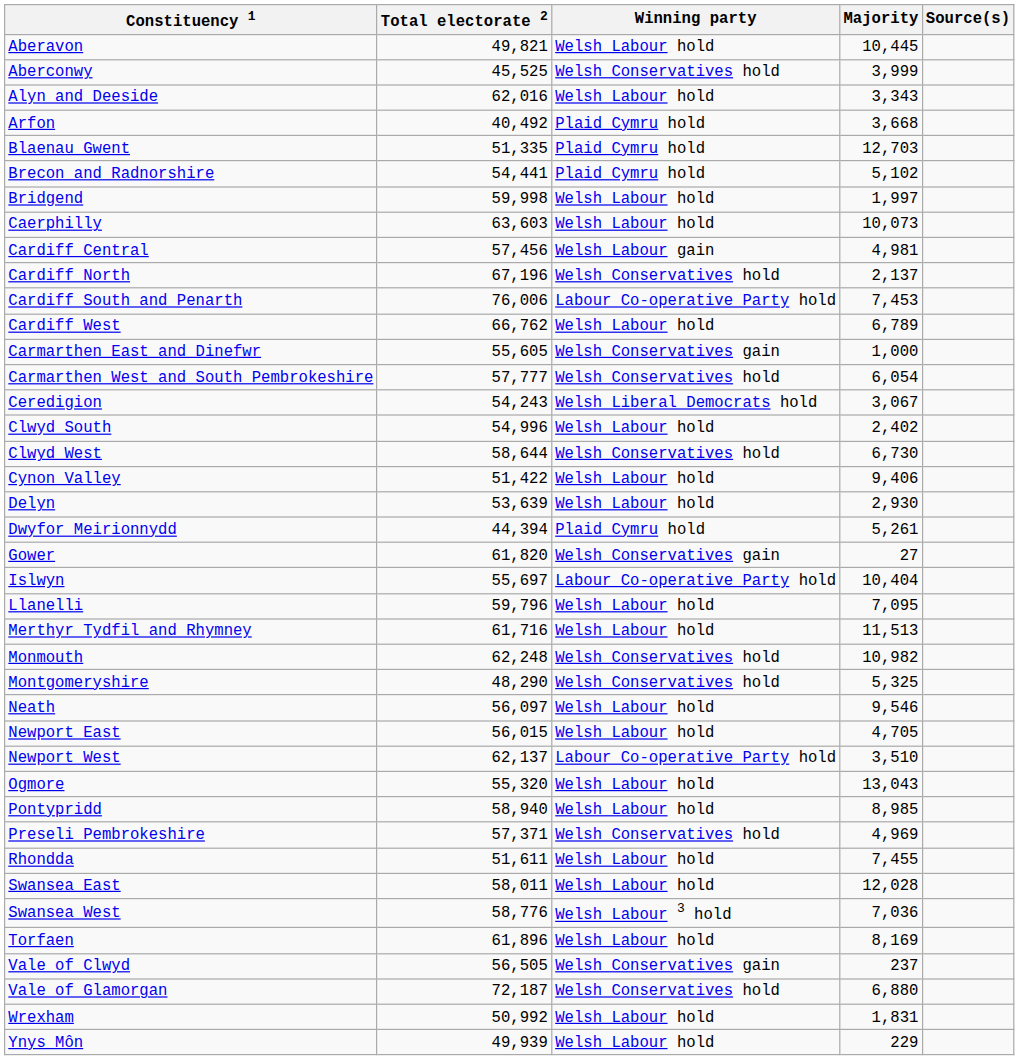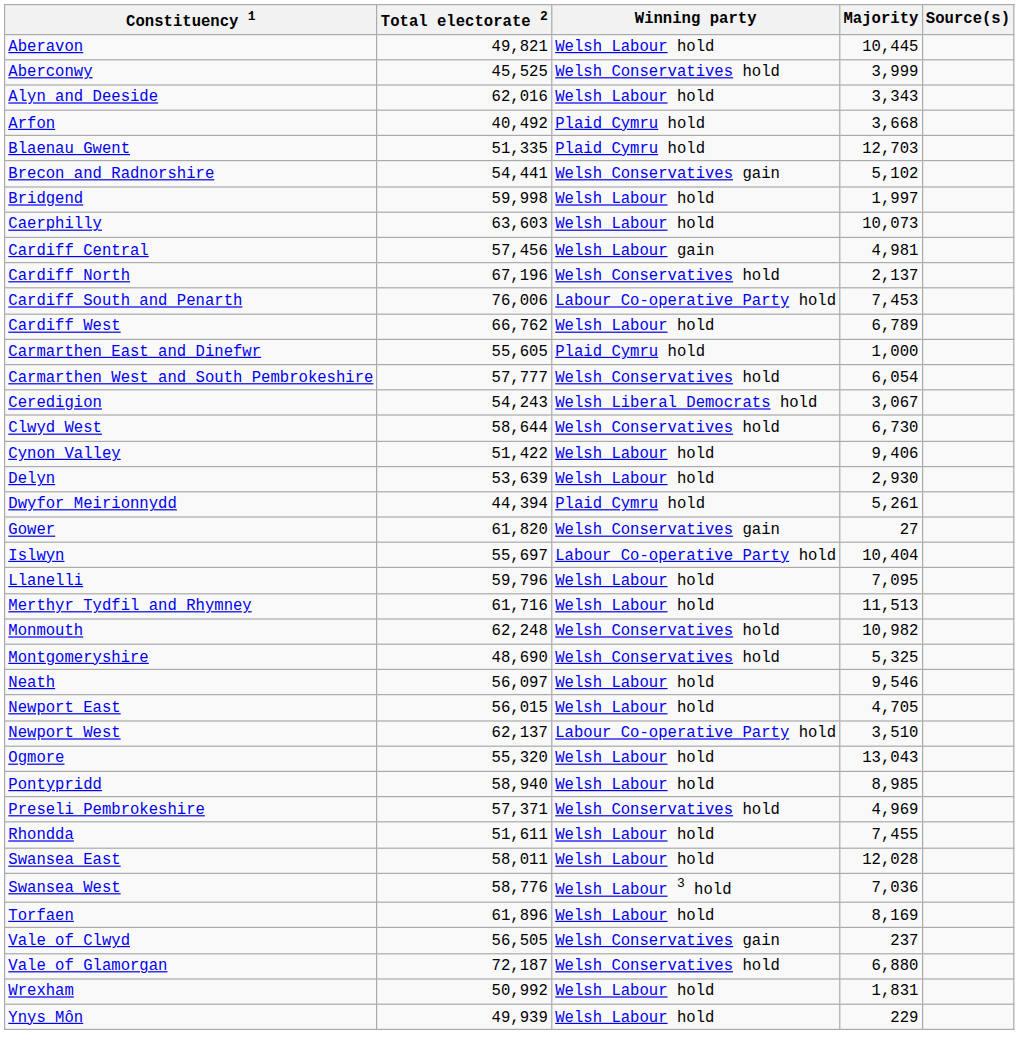(630, 174) Plaid Cymru hold -> (668, 174) Welsh Conservatives gain
(668, 352) Welsh Conservatives gain -> (630, 352) Plaid Cymru hold
- row: (60, 428)
(520, 682) 48,290 -> (520, 657) 48,690
